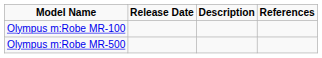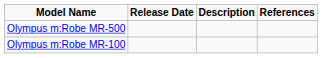rows swapped: (66, 28) <-> (66, 45)
